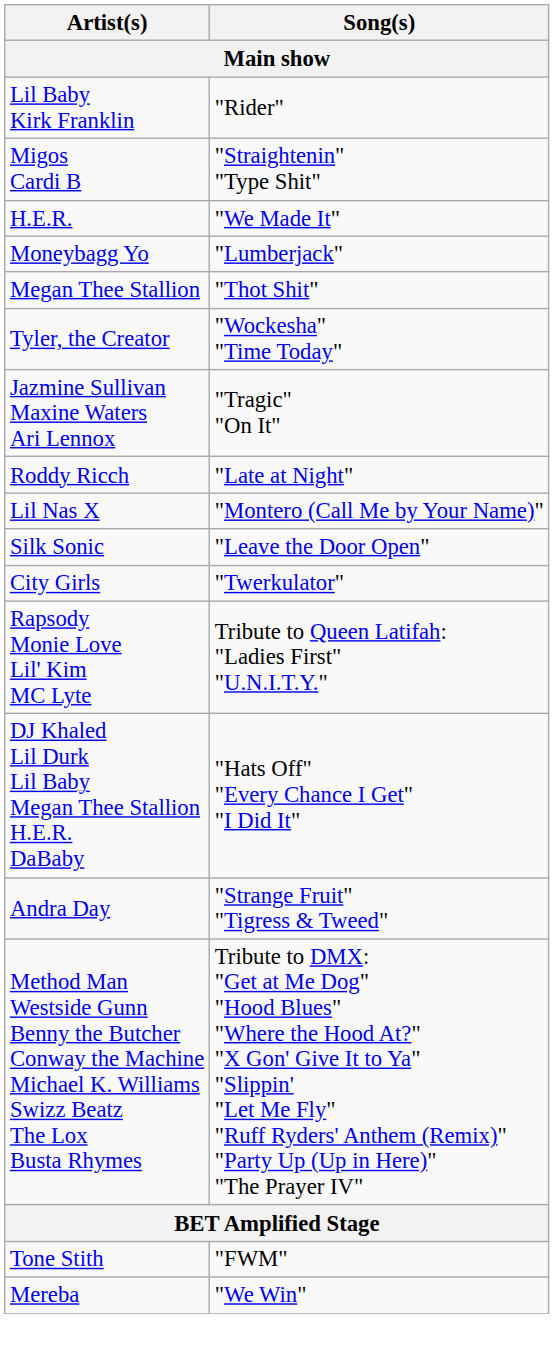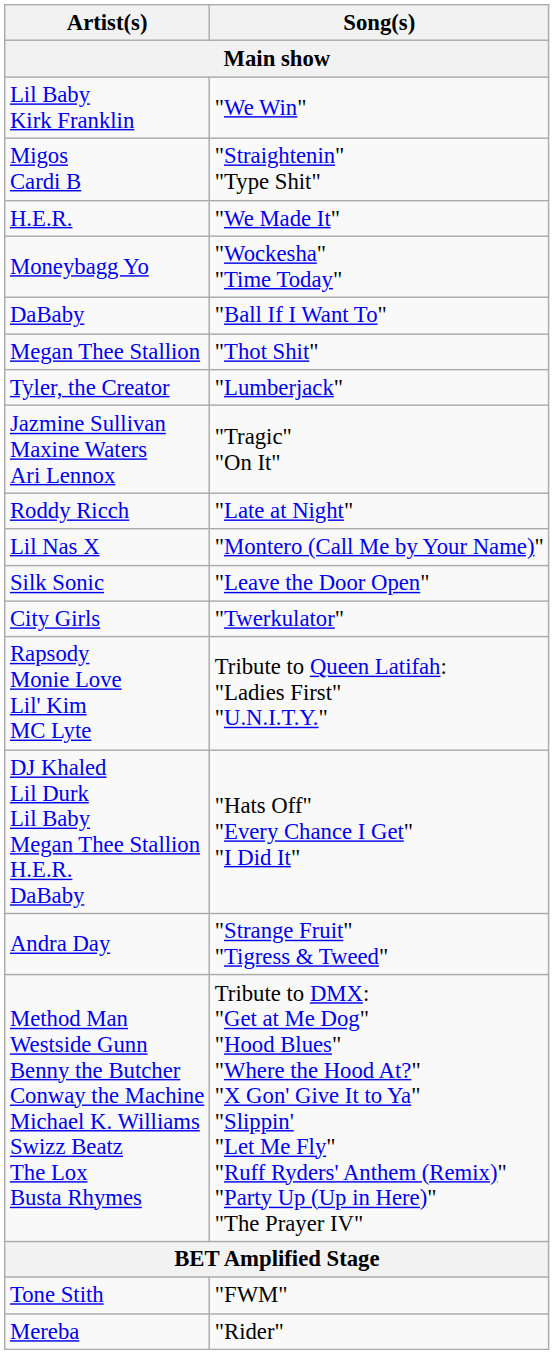(249, 107) "Rider" -> (261, 107) "We Win"
(279, 253) "Lumberjack" -> (278, 266) "Wockesha" "Time Today"
+ row: (47, 315)
(278, 338) "Wockesha" "Time Today" -> (279, 387) "Lumberjack"
(261, 1295) "We Win" -> (249, 1331) "Rider"
